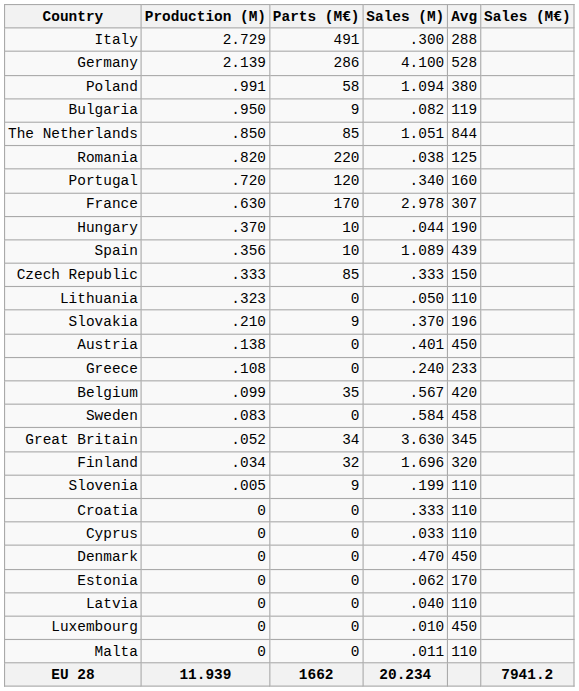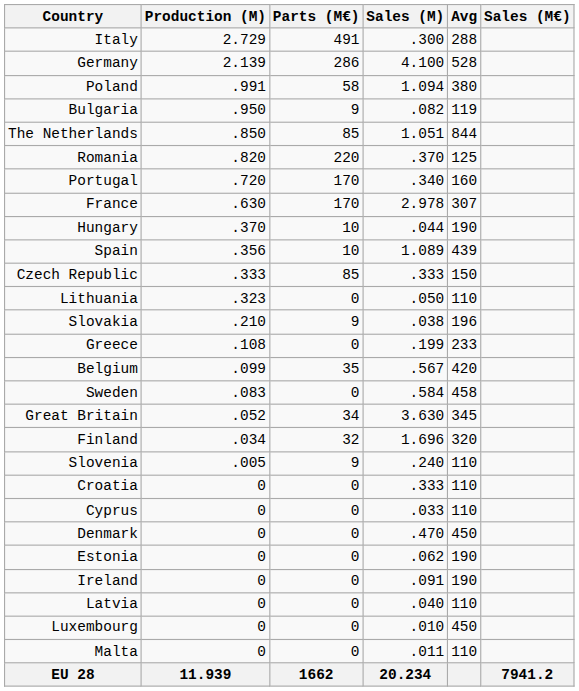(427, 157) .038 -> (427, 157) .370
(346, 181) 120 -> (346, 181) 170
(427, 322) .370 -> (427, 322) .038
- row: (108, 346)
(427, 369) .240 -> (427, 346) .199
(427, 487) .199 -> (427, 463) .240
(464, 581) 170 -> (464, 557) 190
+ row: (108, 581)
